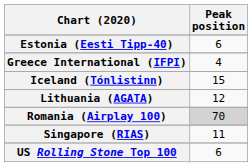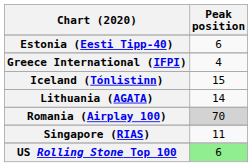(219, 98) 12 -> (219, 98) 14
(219, 152) no background -> (219, 152) lightgreen background
